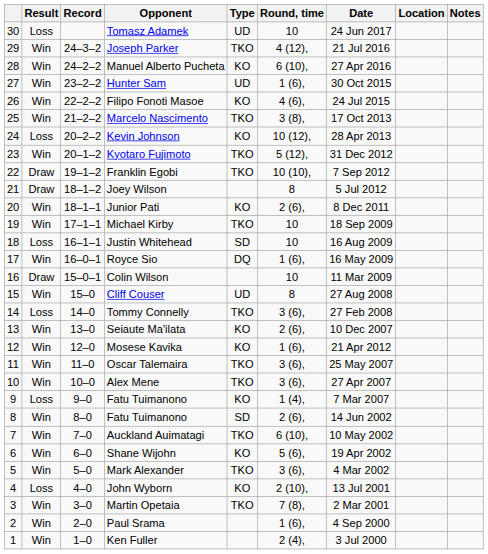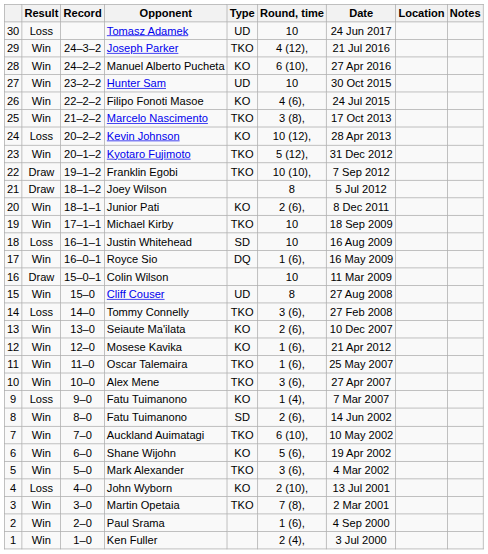(292, 84) 1 (6), -> (292, 84) 10
(292, 365) 3 (6), -> (292, 365) 1 (6),
